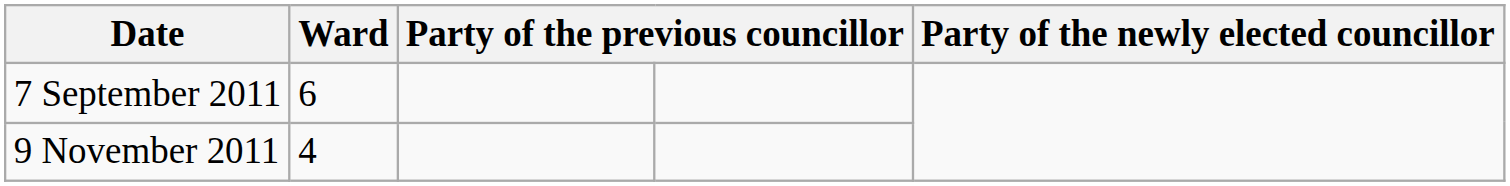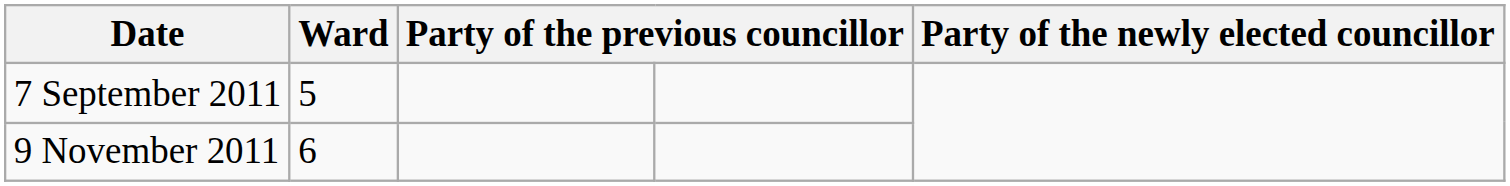(308, 92) 6 -> (308, 92) 5
(308, 151) 4 -> (308, 151) 6
